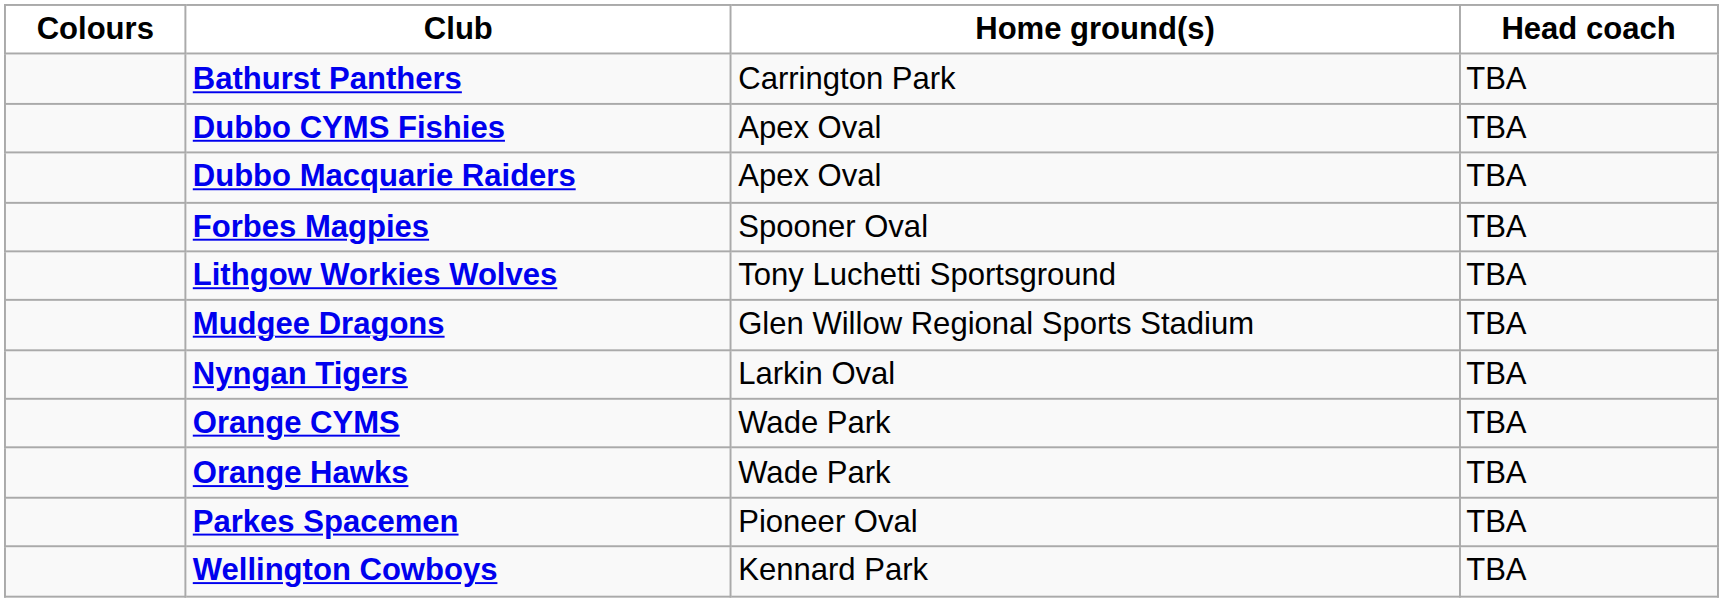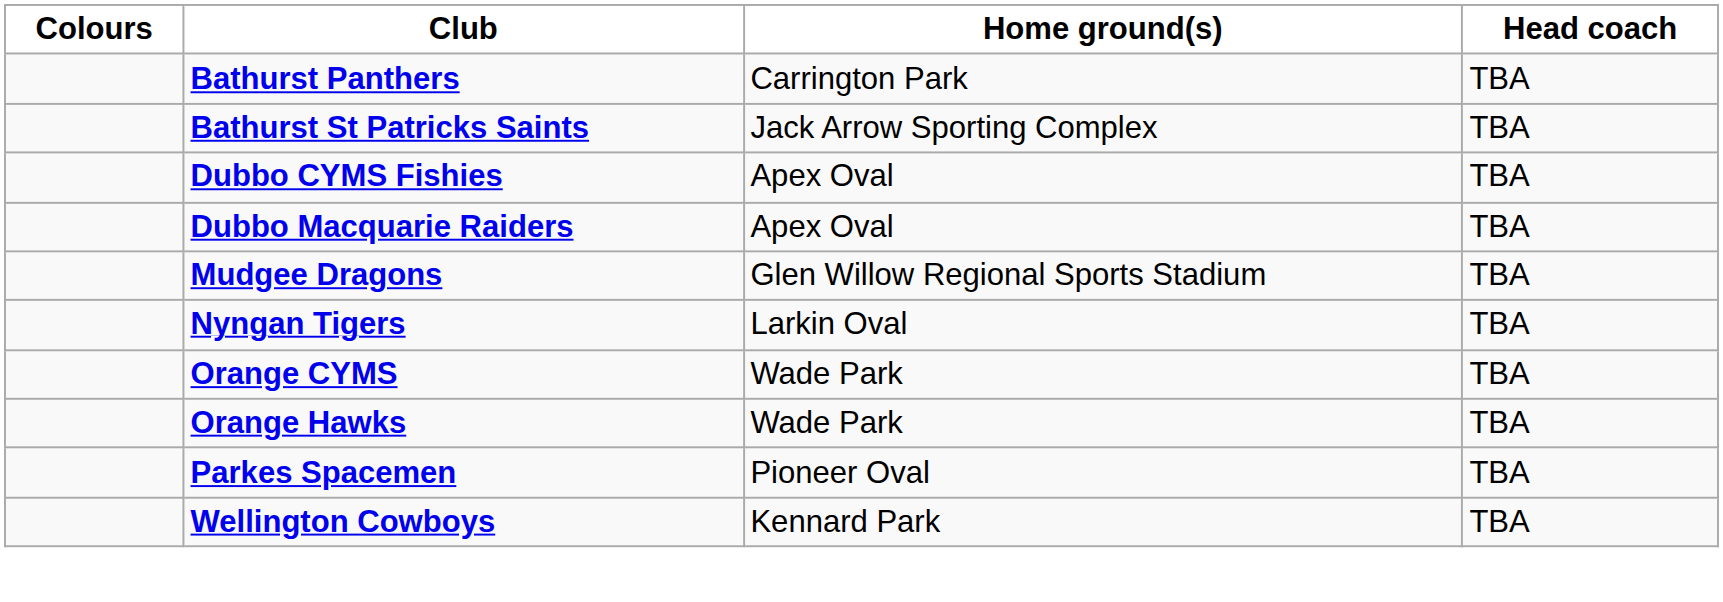+ row: (390, 127)
- row: (311, 226)
- row: (375, 275)
